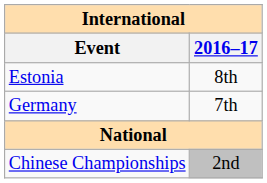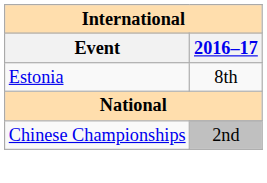- row: (43, 105)
